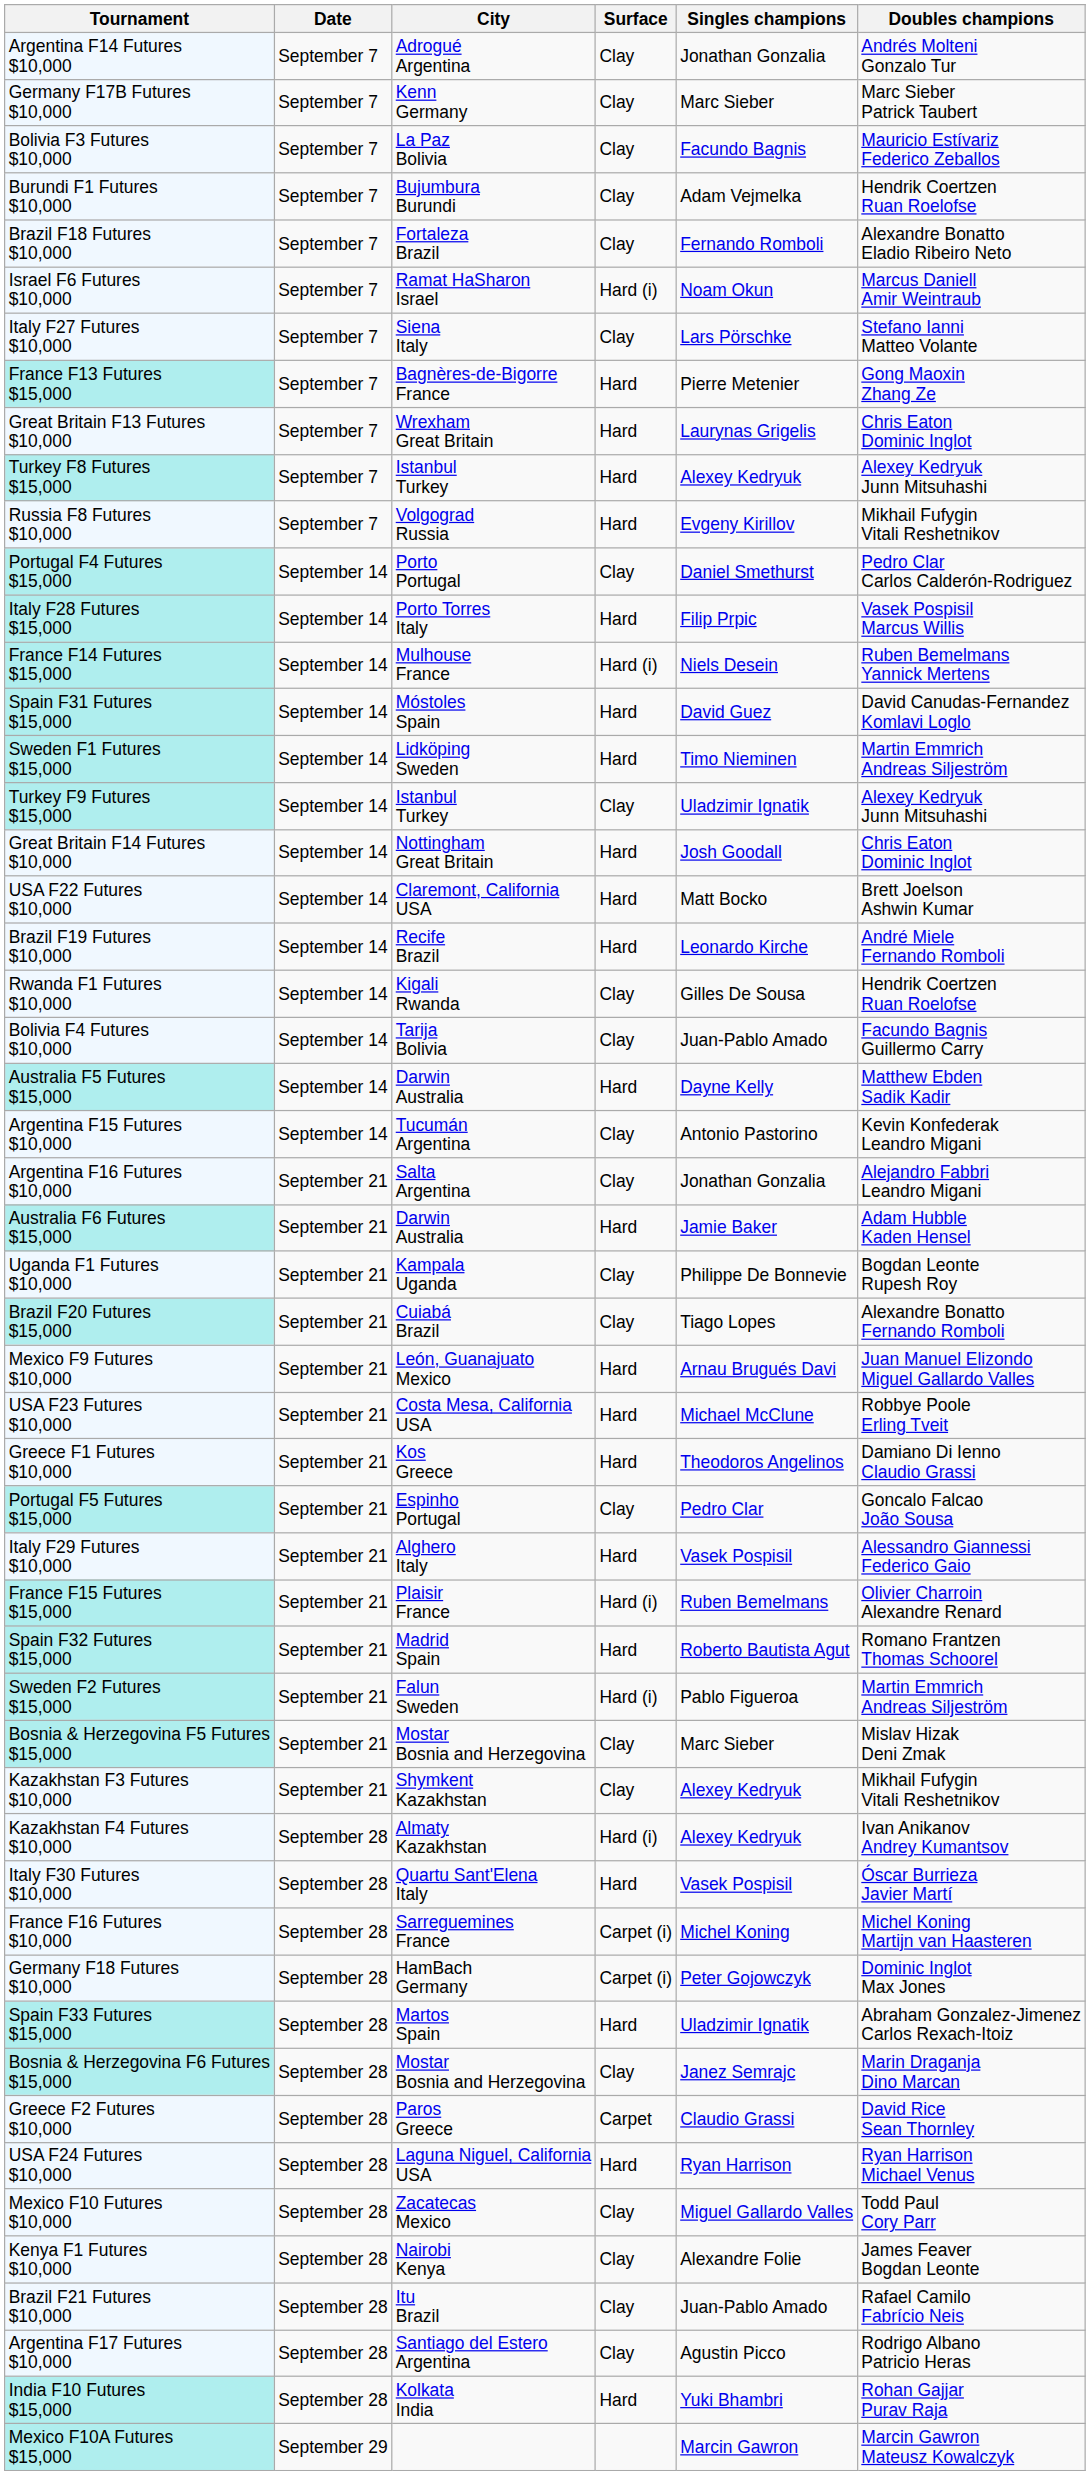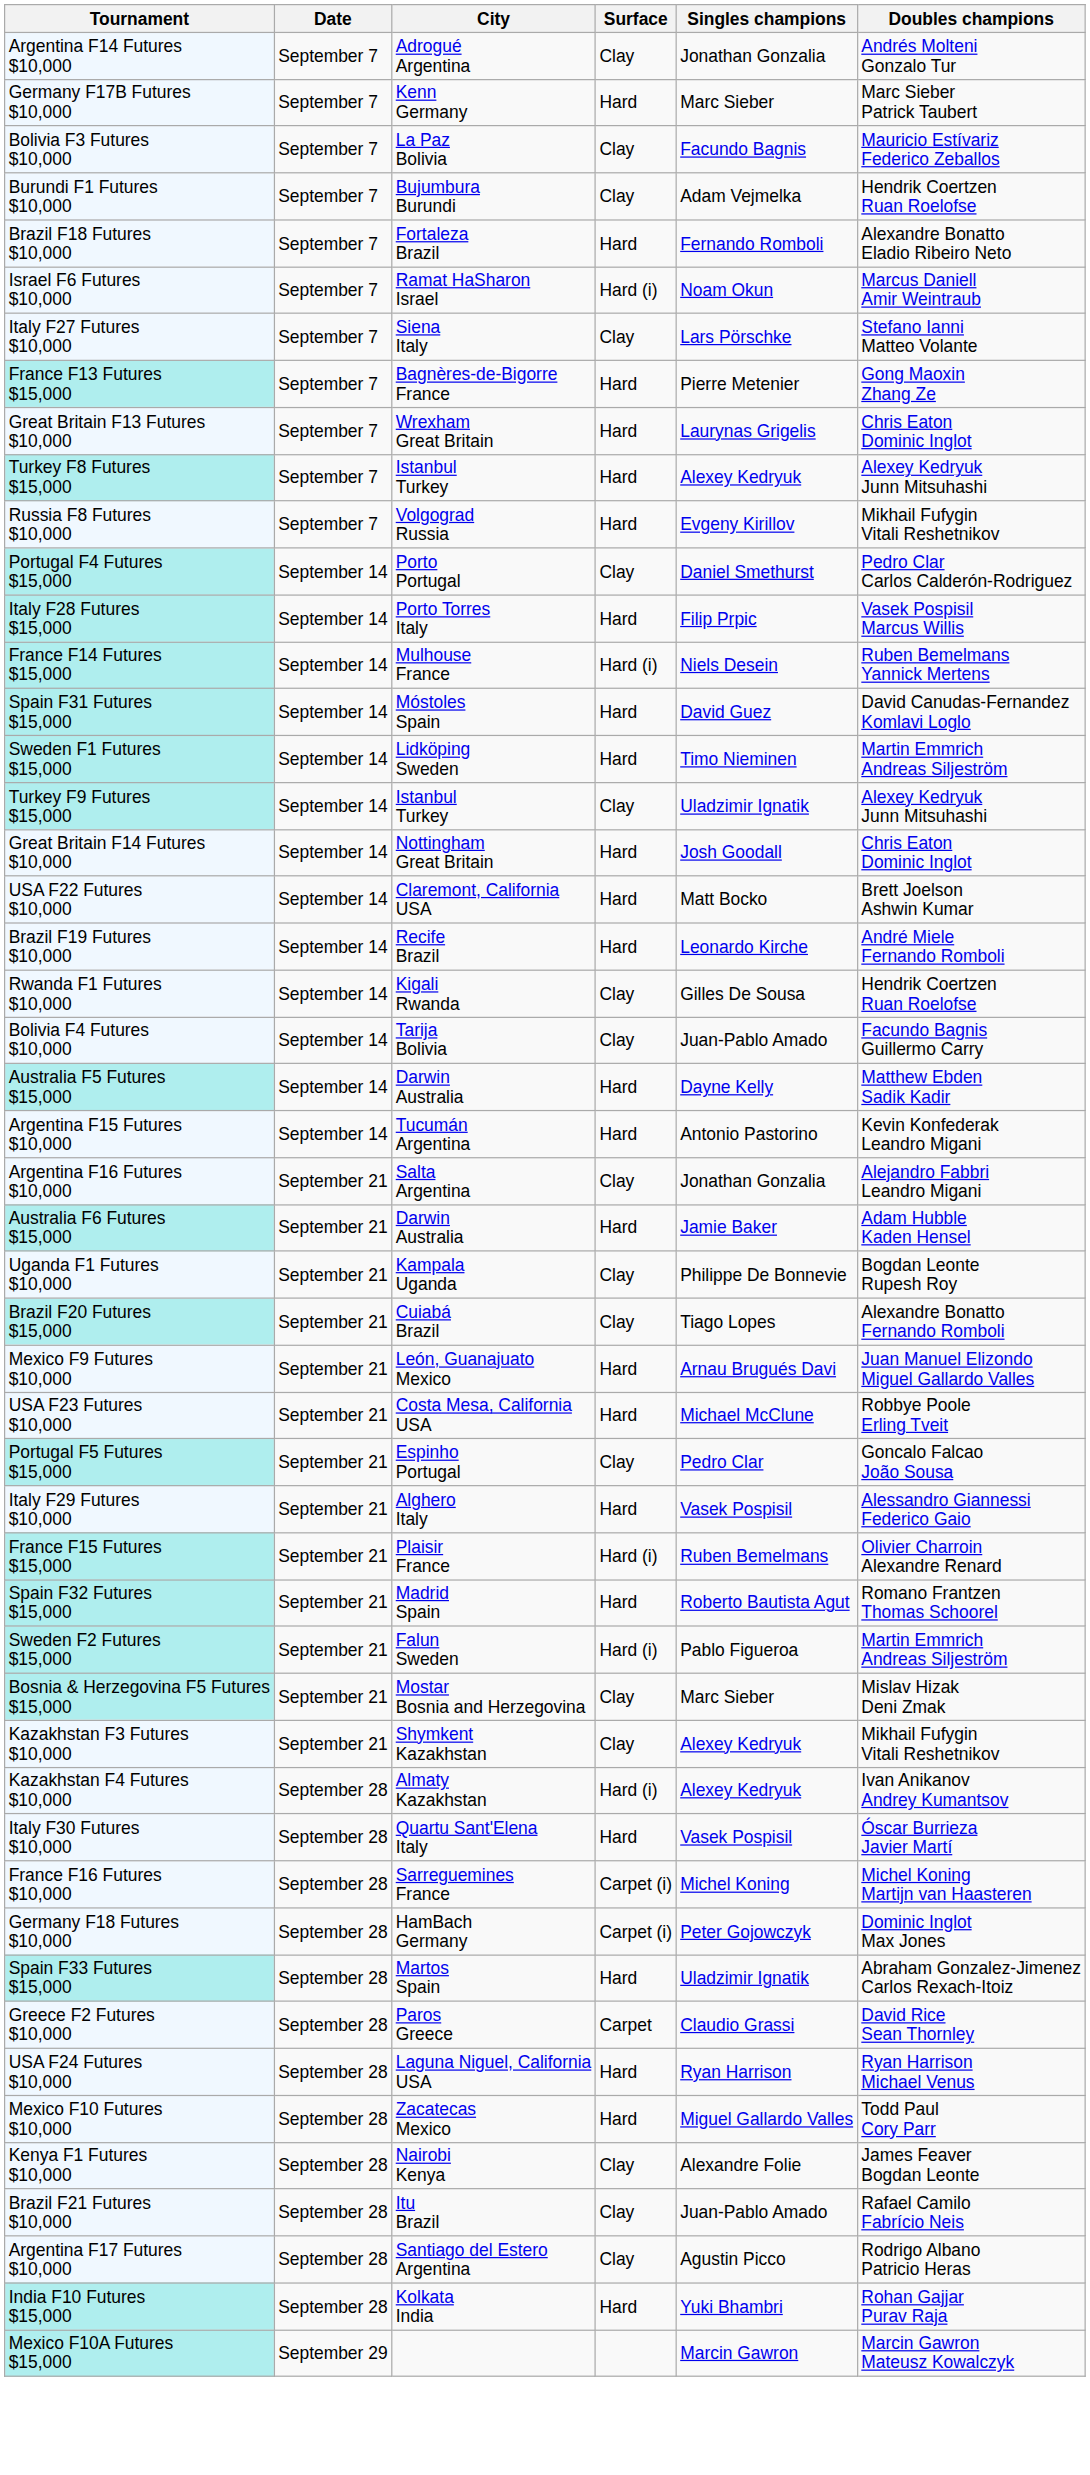(617, 103) Clay -> (618, 103) Hard
(617, 244) Clay -> (618, 244) Hard
(617, 1134) Clay -> (618, 1134) Hard
- row: (82, 1463)
- row: (139, 2072)
(617, 2213) Clay -> (618, 2119) Hard
